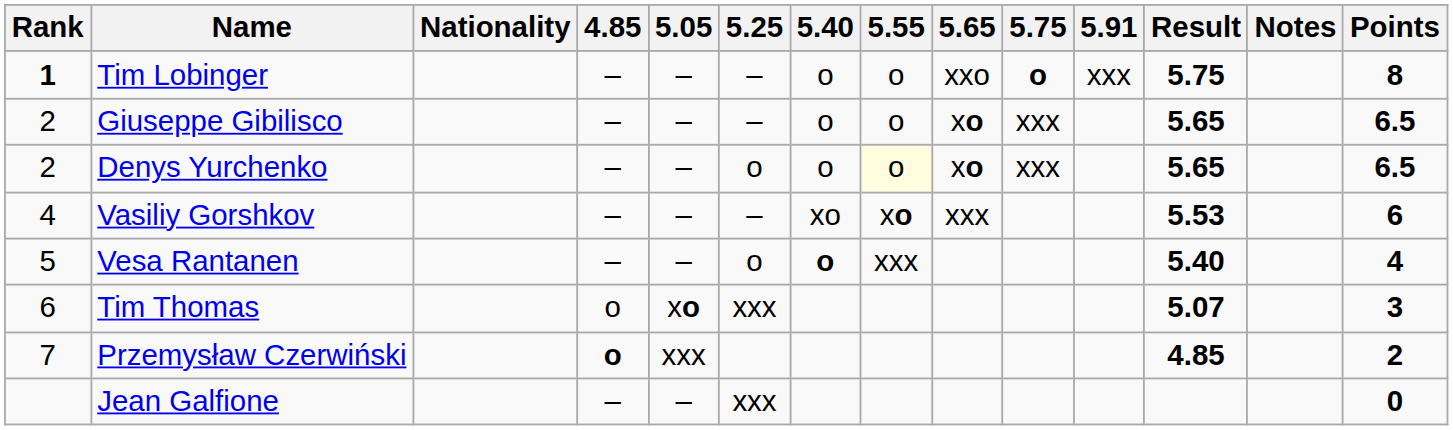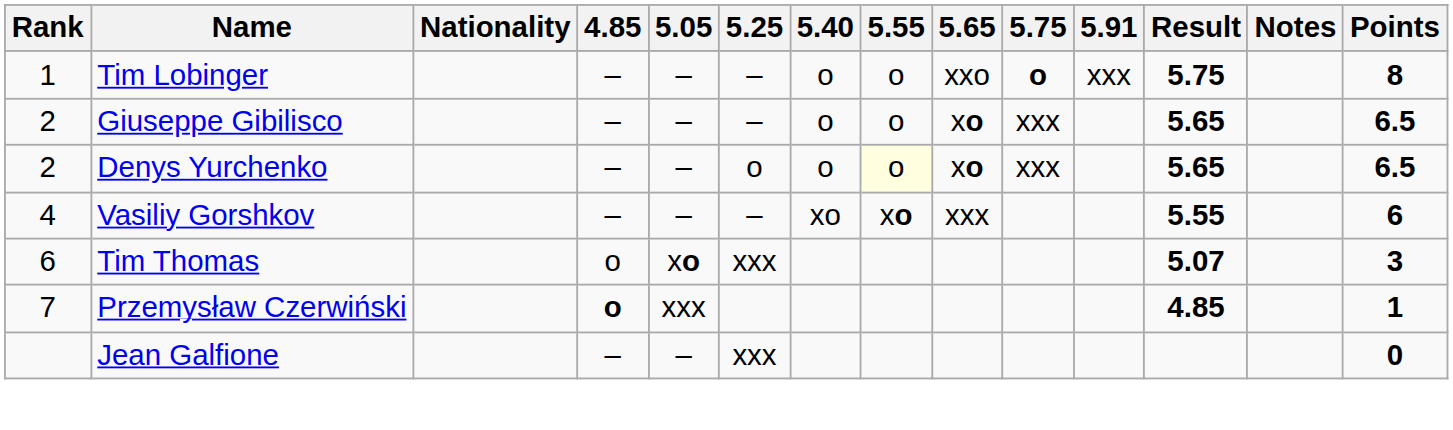(48, 74) bold -> (48, 74) normal
(1196, 214) 5.53 -> (1196, 214) 5.55
- row: (198, 261)
(1395, 354) 2 -> (1395, 307) 1
